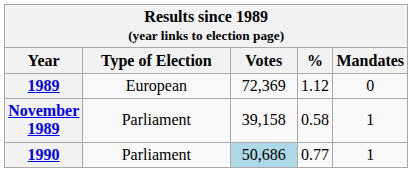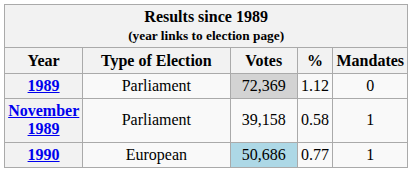(156, 85) European -> (156, 85) Parliament
(264, 85) no background -> (264, 85) lightgrey background
(156, 154) Parliament -> (156, 154) European
